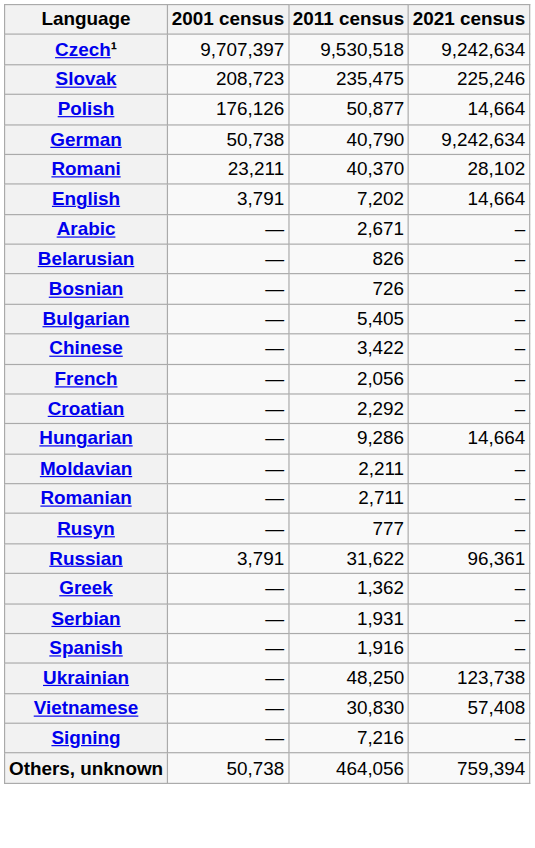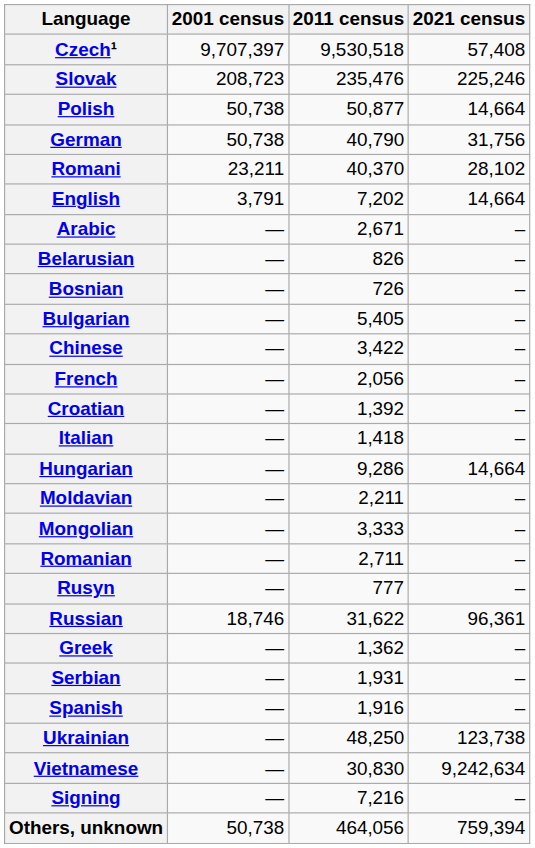(483, 49) 9,242,634 -> (496, 49) 57,408
(370, 79) 235,475 -> (370, 79) 235,476
(250, 109) 176,126 -> (255, 109) 50,738
(483, 139) 9,242,634 -> (496, 139) 31,756
(381, 408) 2,292 -> (381, 408) 1,392
+ row: (86, 438)
+ row: (86, 528)
(261, 558) 3,791 -> (255, 618) 18,746
(496, 708) 57,408 -> (483, 768) 9,242,634
